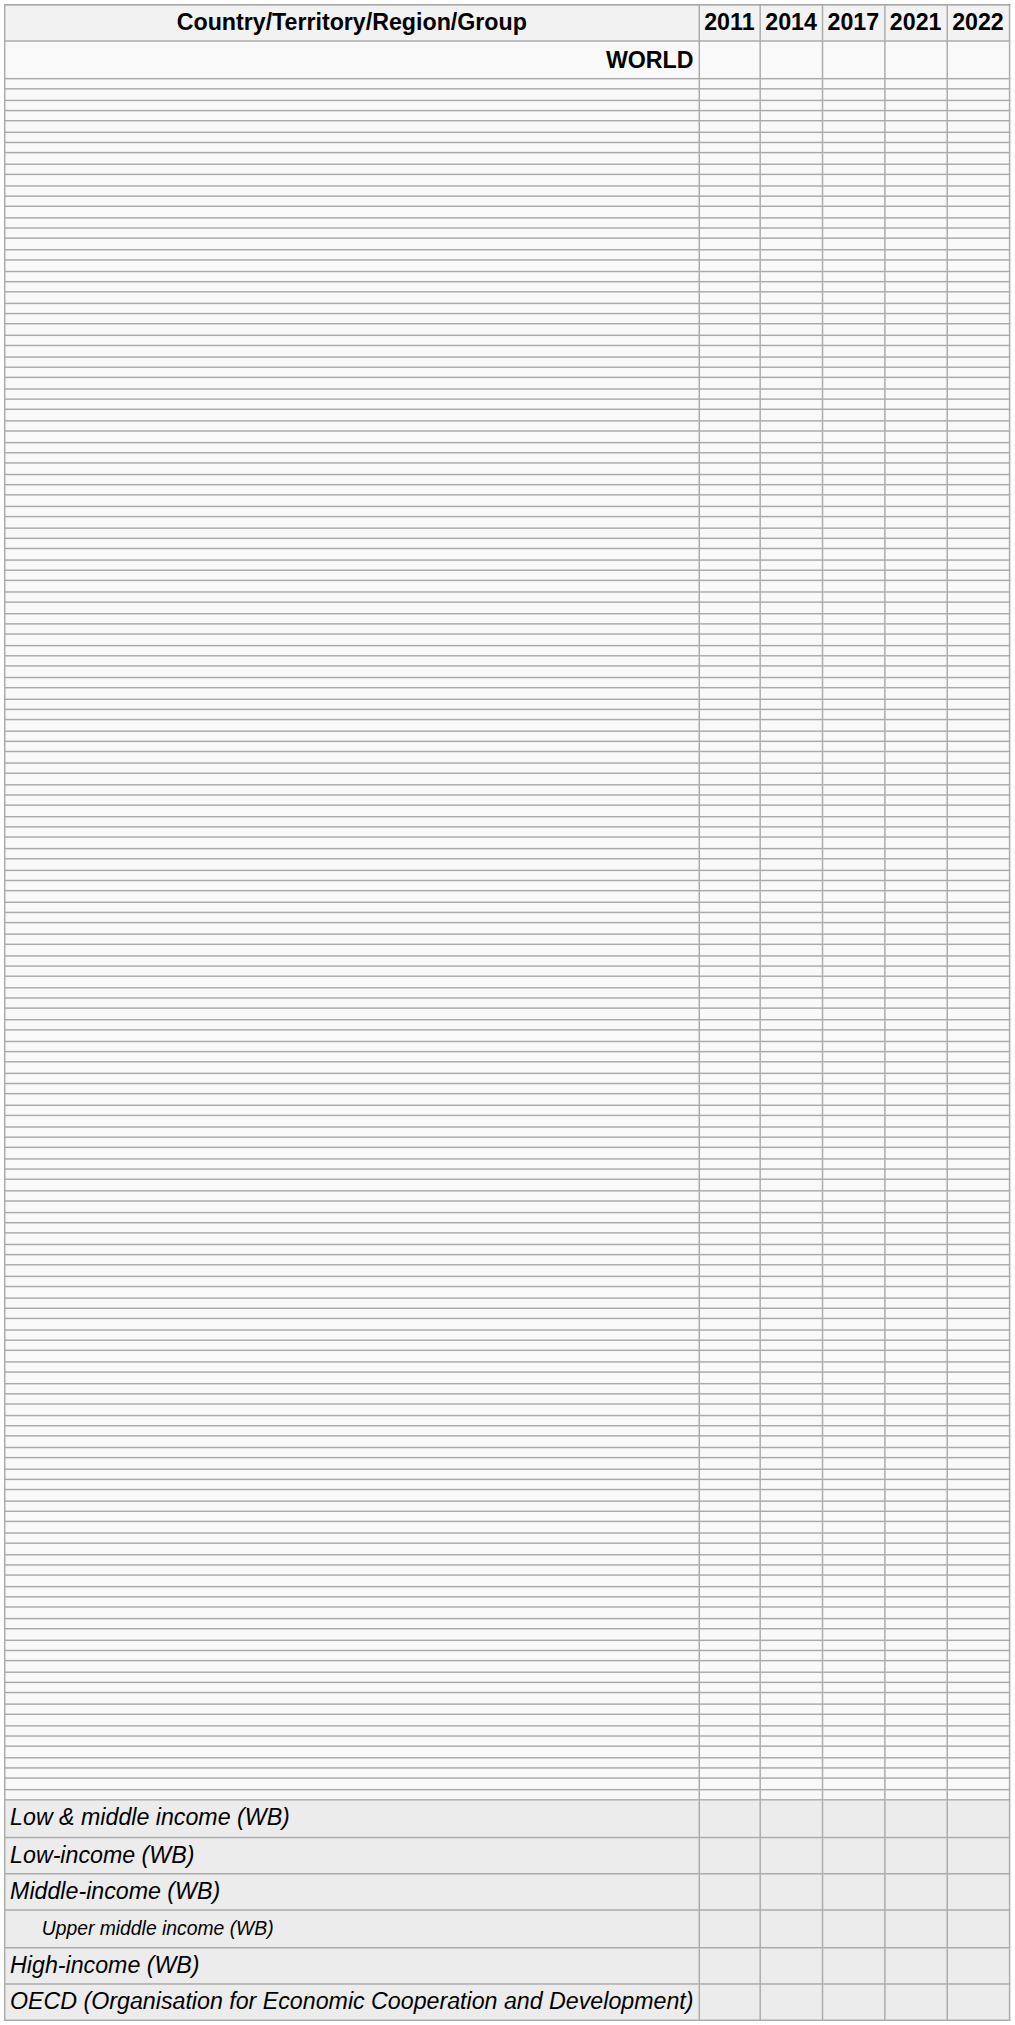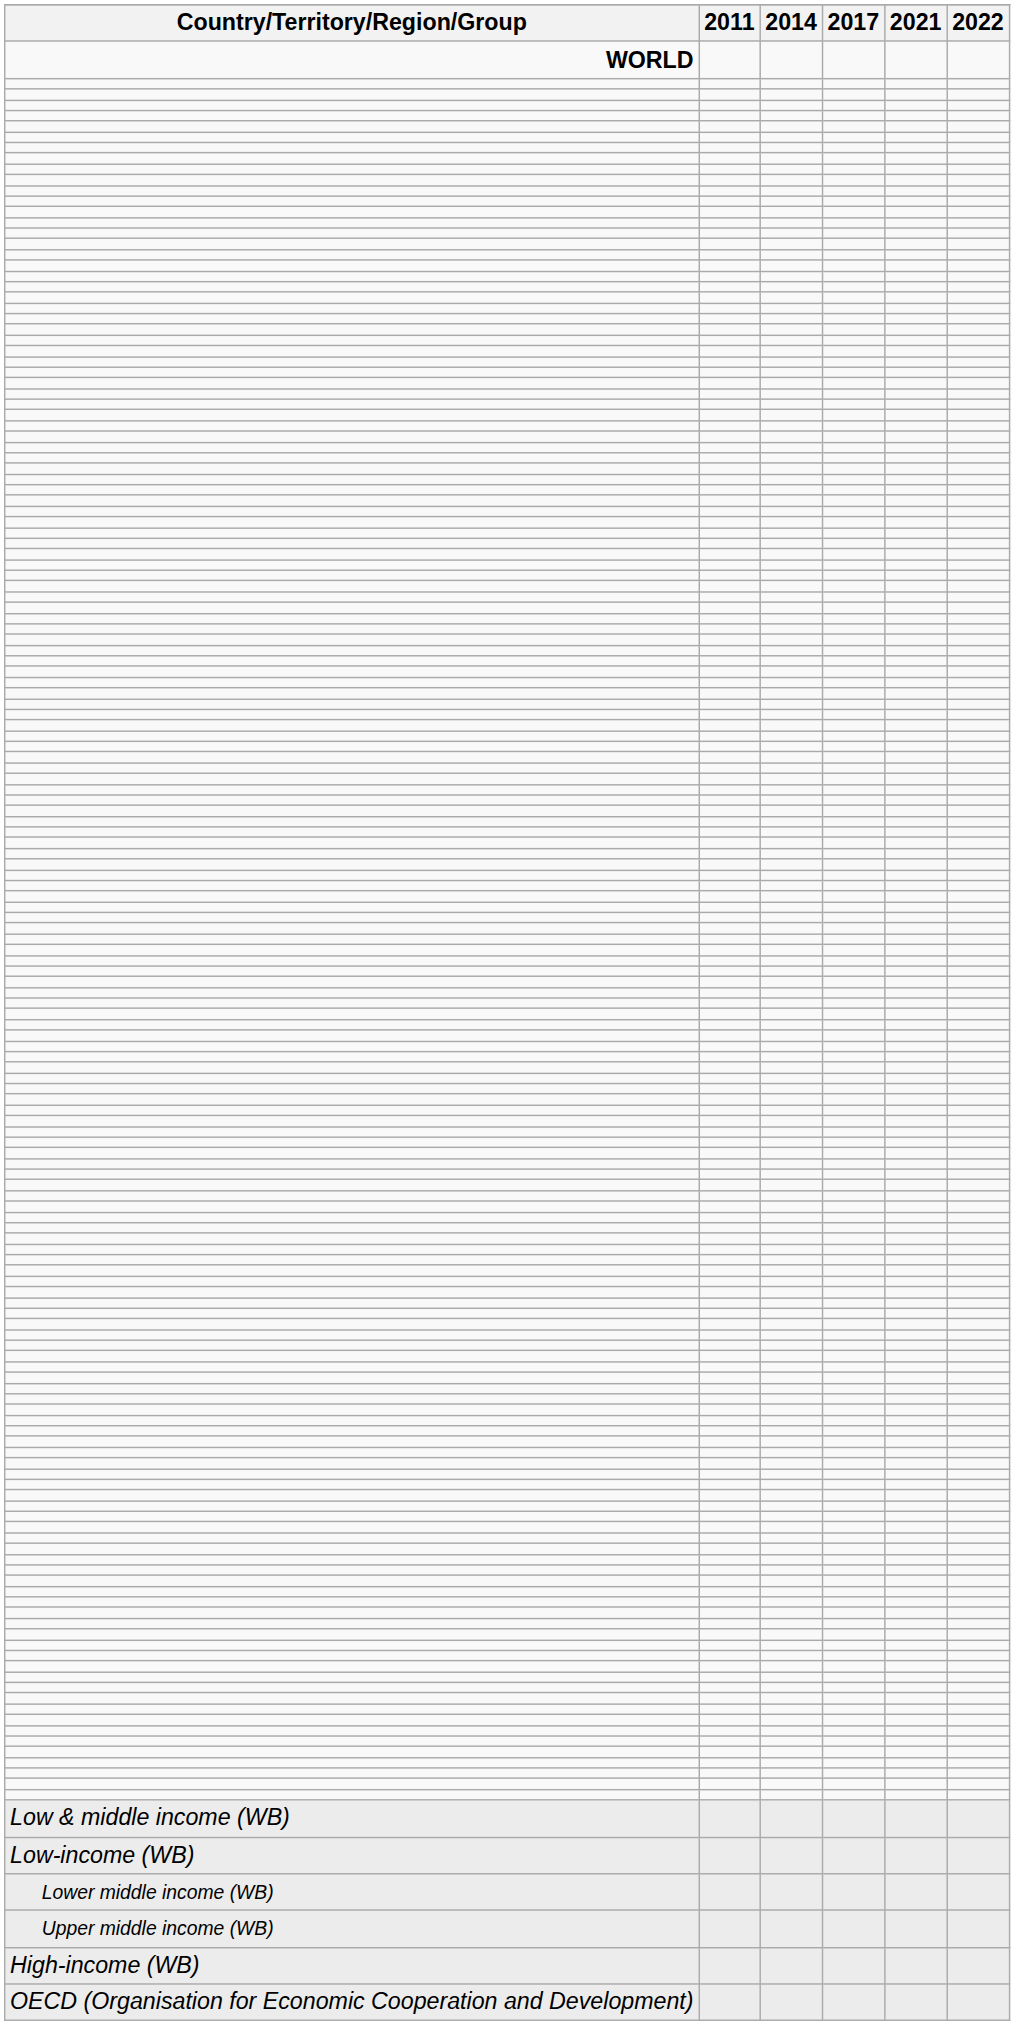- row: (115, 1891)
+ row: (158, 1893)
